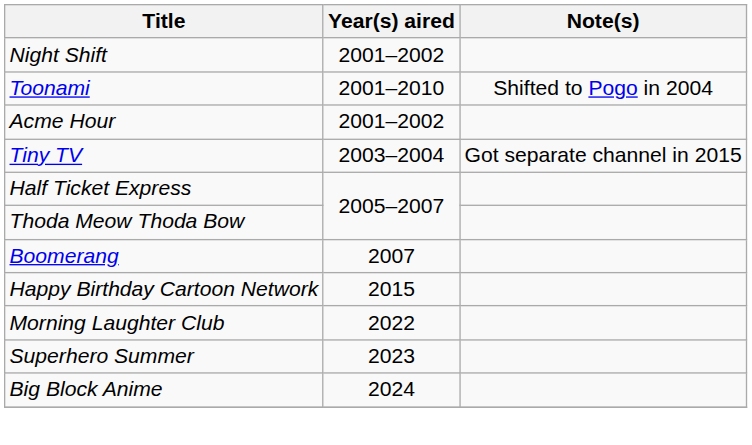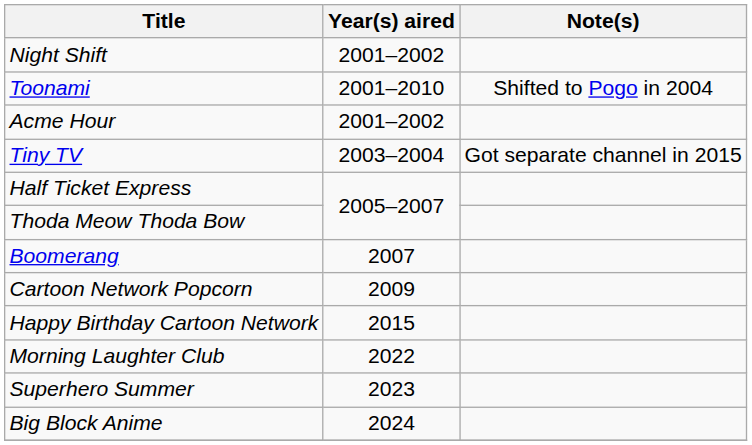+ row: (131, 289)
